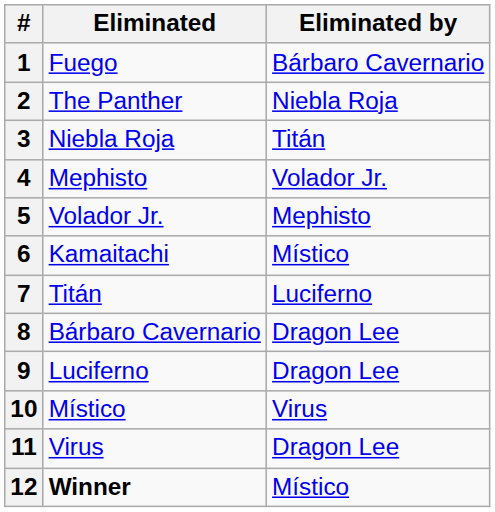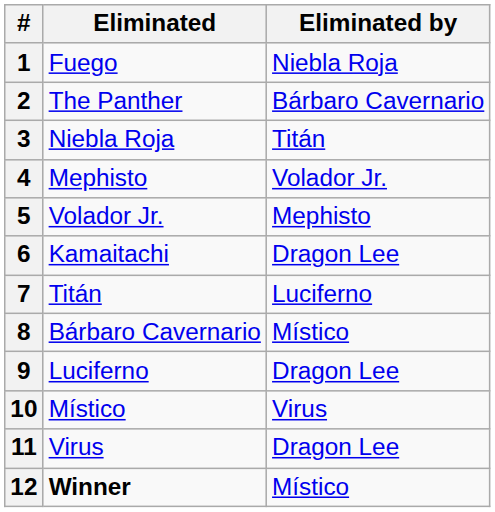(378, 62) Bárbaro Cavernario -> (335, 62) Niebla Roja
(335, 100) Niebla Roja -> (378, 100) Bárbaro Cavernario
(311, 255) Místico -> (336, 255) Dragon Lee
(336, 332) Dragon Lee -> (311, 332) Místico
